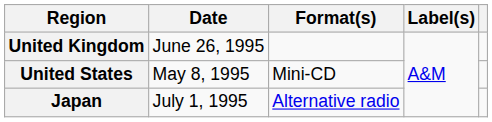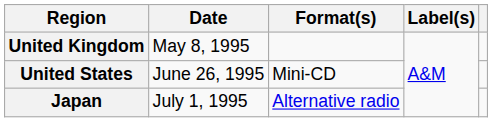(208, 46) June 26, 1995 -> (201, 46) May 8, 1995
(201, 74) May 8, 1995 -> (208, 74) June 26, 1995
